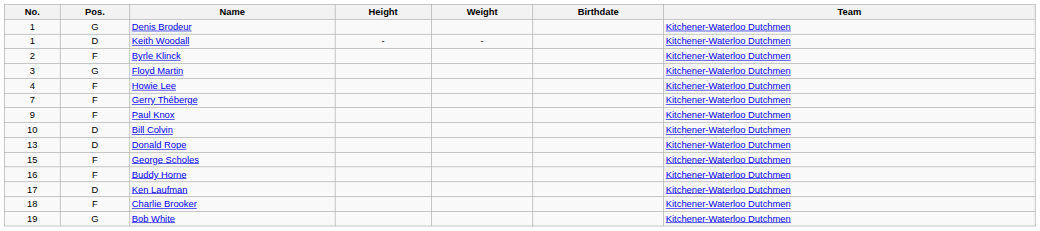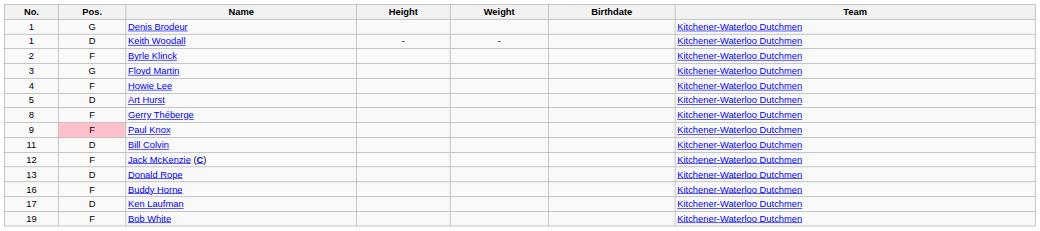+ row: (146, 101)
(32, 101) 7 -> (31, 116) 8
(95, 116) no background -> (92, 130) pink background
(32, 130) 10 -> (31, 145) 11
+ row: (167, 160)
- row: (165, 160)
- row: (164, 204)
(95, 219) G -> (92, 219) F
